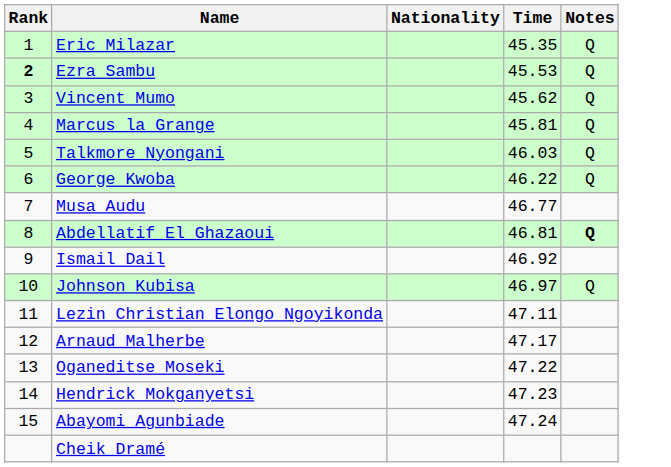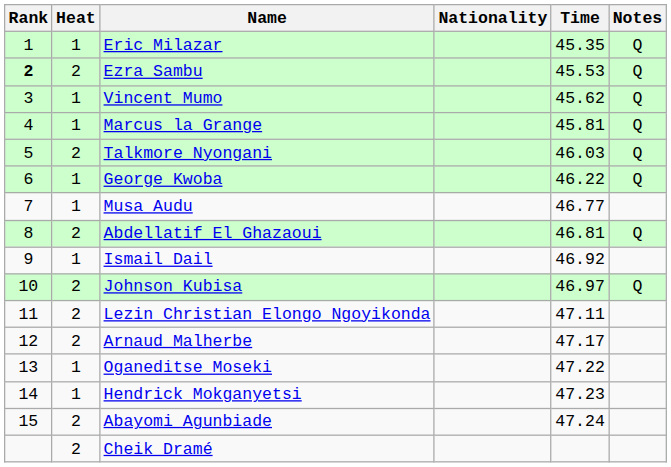+ column: (76, 18)
(590, 233) bold -> (637, 233) normal
